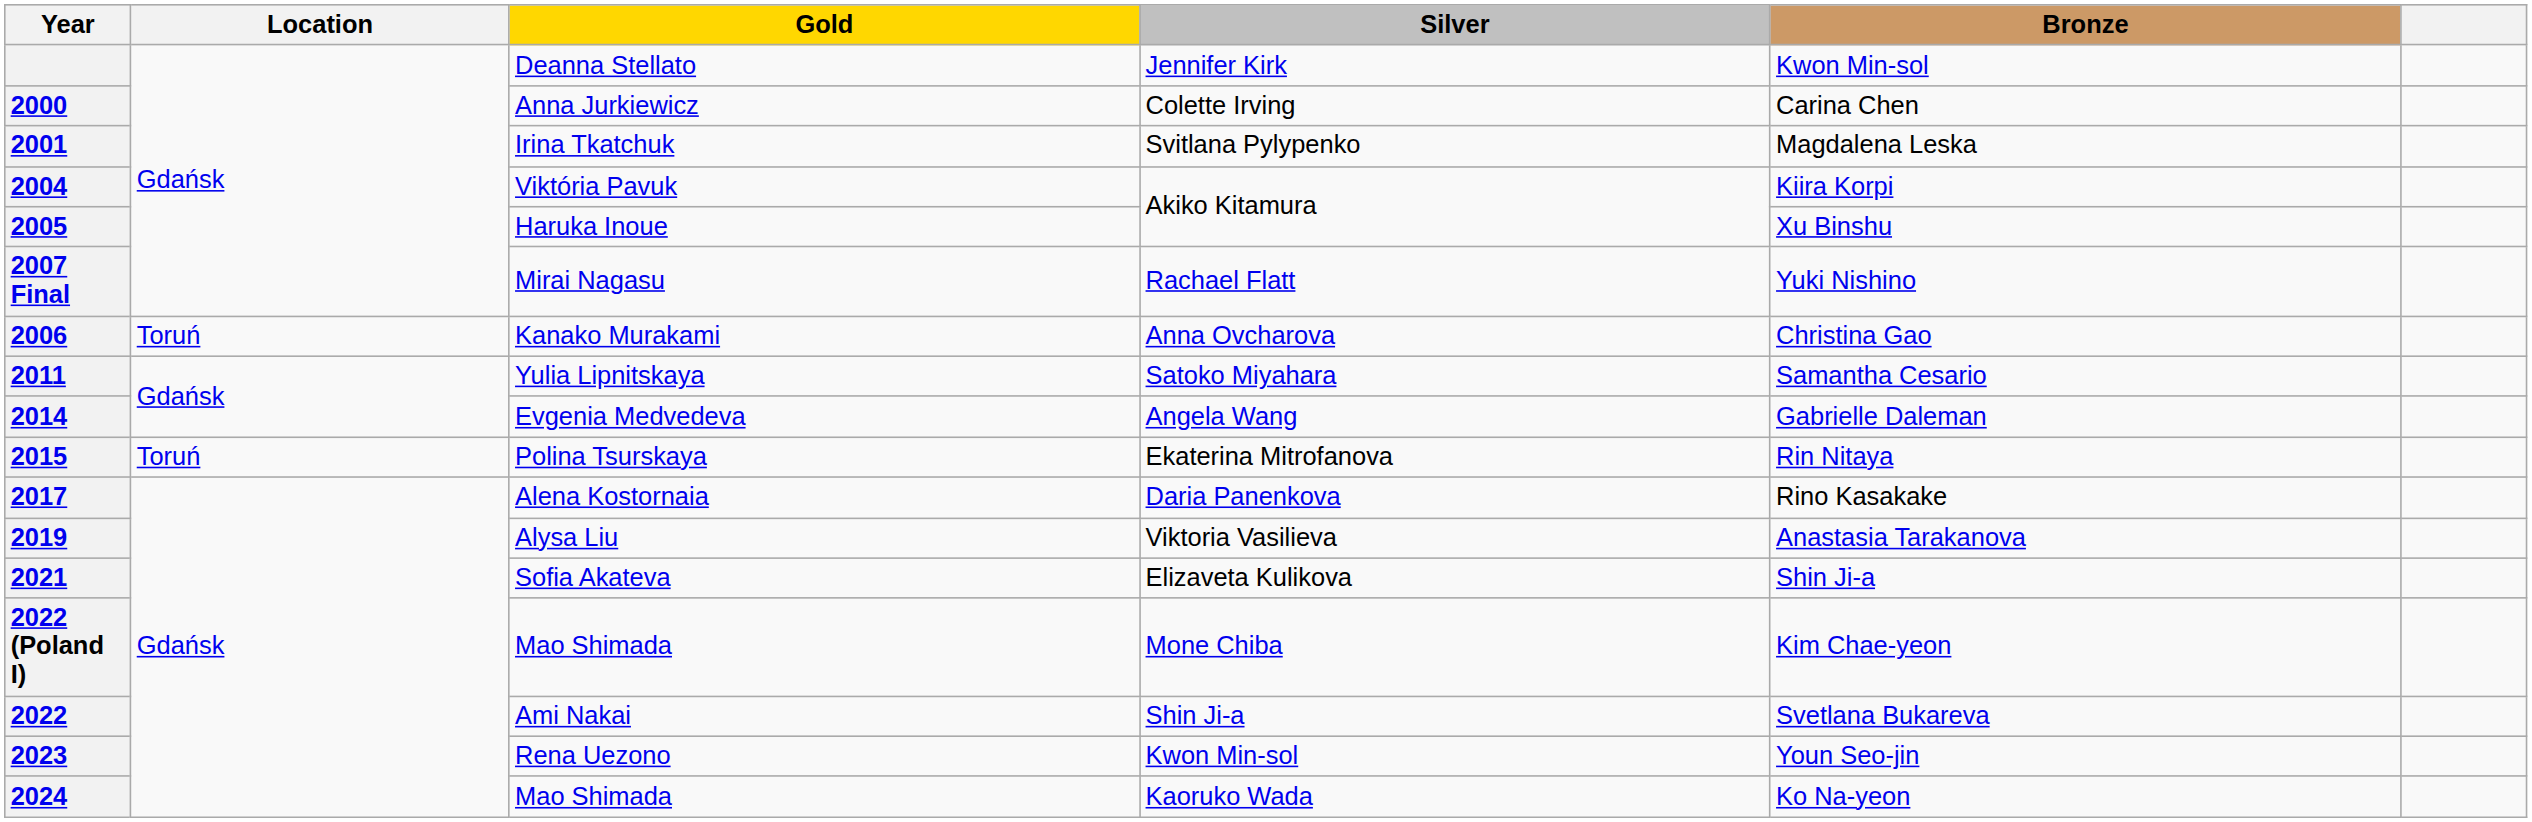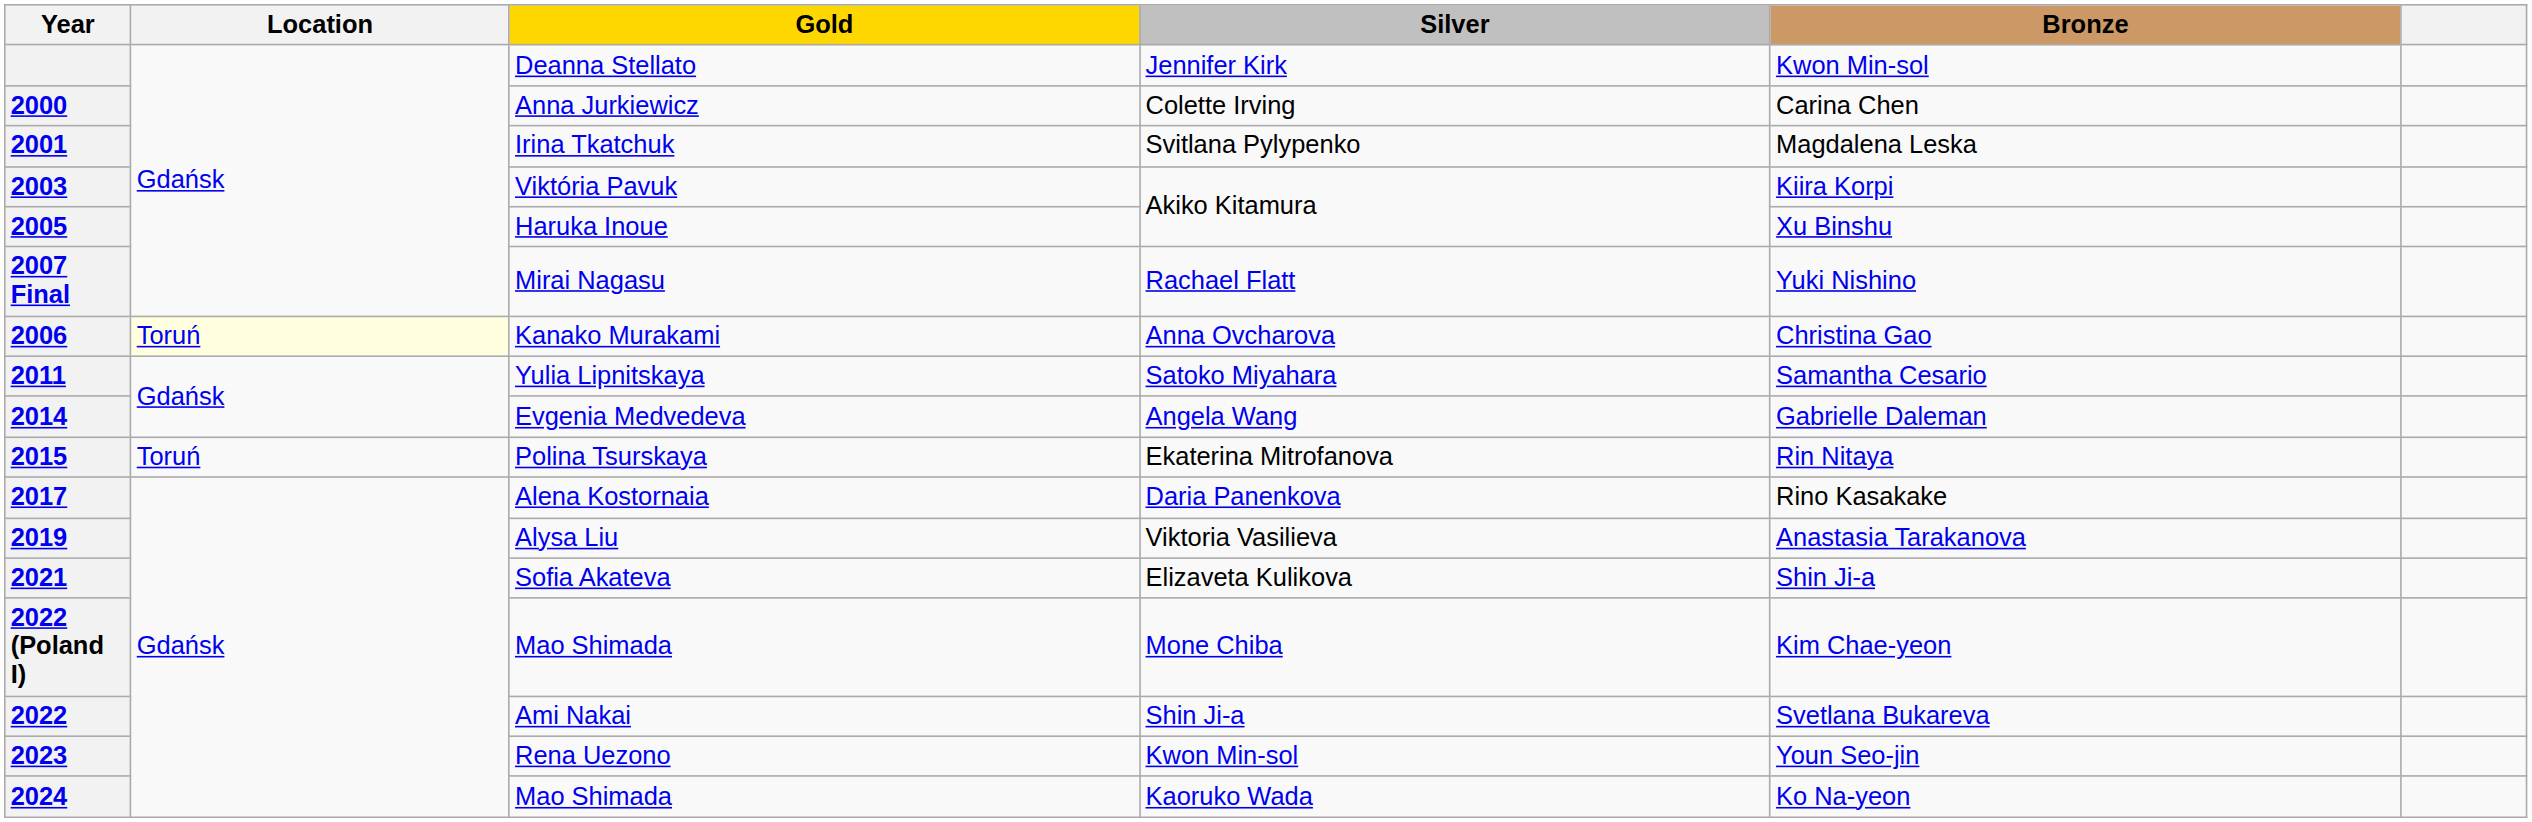(39, 186) 2004 -> (39, 186) 2003
(169, 335) no background -> (169, 335) lightyellow background
